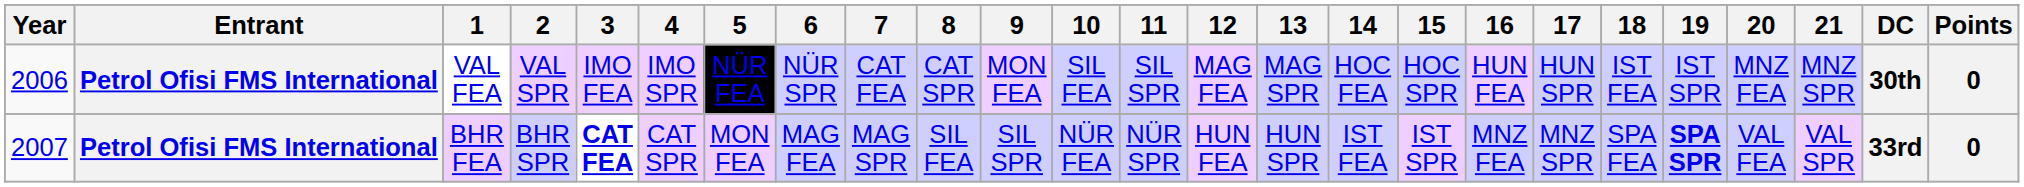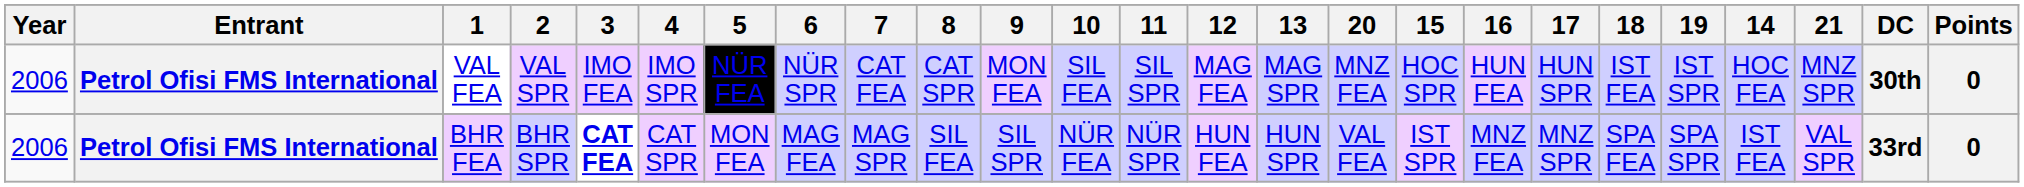columns swapped: (1363, 25) <-> (1761, 25)
(39, 148) 2007 -> (39, 148) 2006
(1695, 148) bold -> (1694, 148) normal
